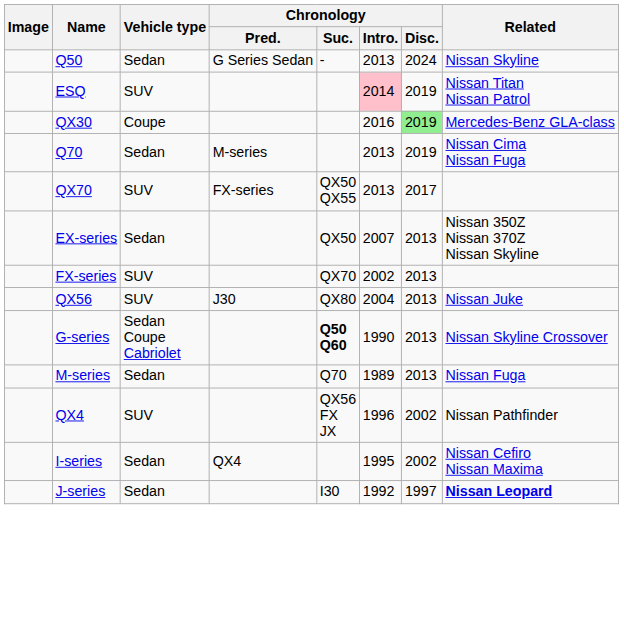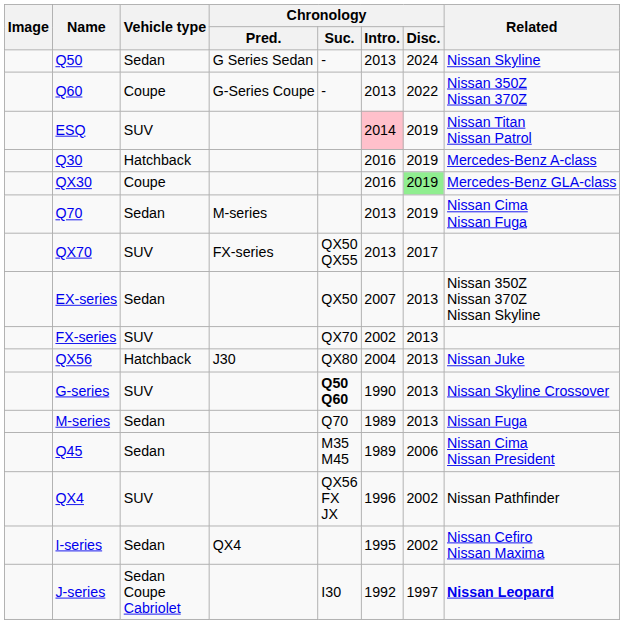+ row: (69, 91)
+ row: (69, 160)
(138, 299) SUV -> (157, 360) Hatchback
(152, 337) Sedan Coupe Cabriolet -> (138, 390) SUV
+ row: (69, 452)
(144, 492) Sedan -> (152, 591) Sedan Coupe Cabriolet
